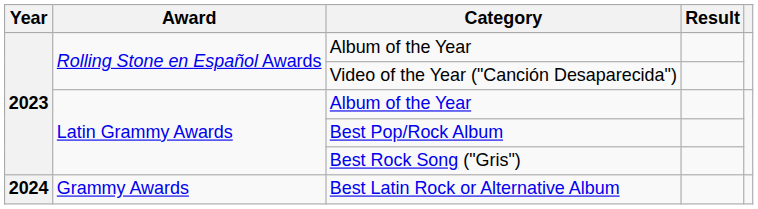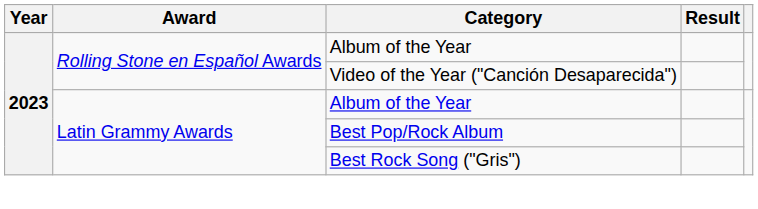- row: (123, 189)
